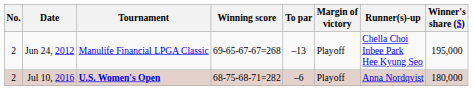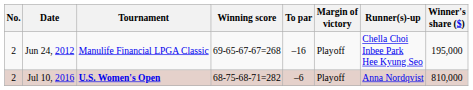(299, 51) –13 -> (299, 51) –16
(447, 78) 180,000 -> (447, 78) 810,000
